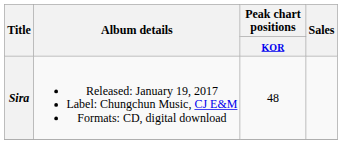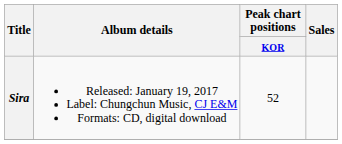(273, 97) 48 -> (273, 97) 52
